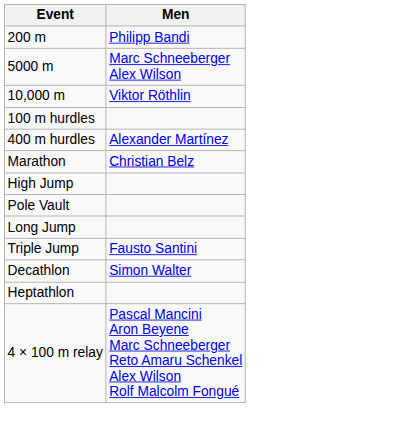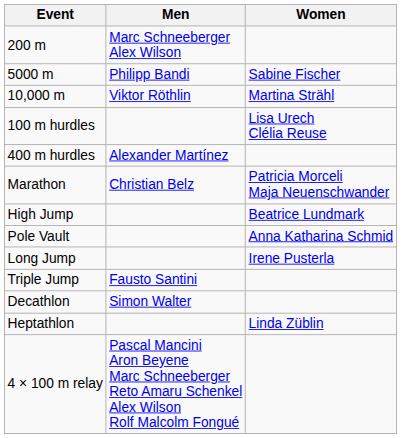+ column: (321, 15)
(149, 37) Philipp Bandi -> (170, 44) Marc Schneeberger Alex Wilson
(170, 66) Marc Schneeberger Alex Wilson -> (149, 74) Philipp Bandi
